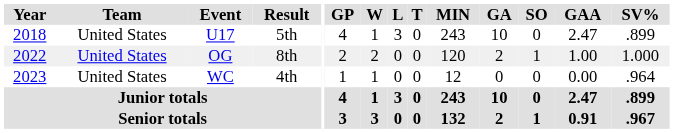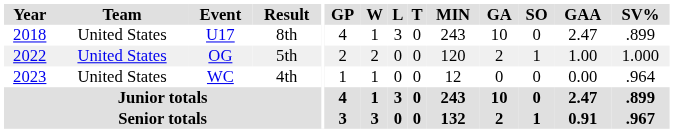(287, 35) 5th -> (287, 35) 8th
(287, 55) 8th -> (287, 55) 5th
